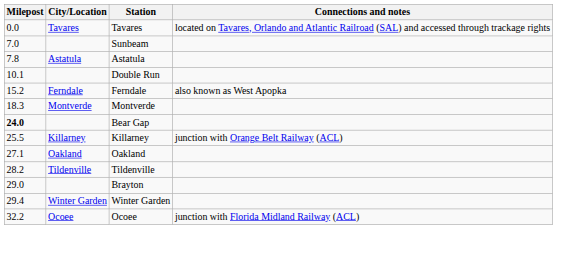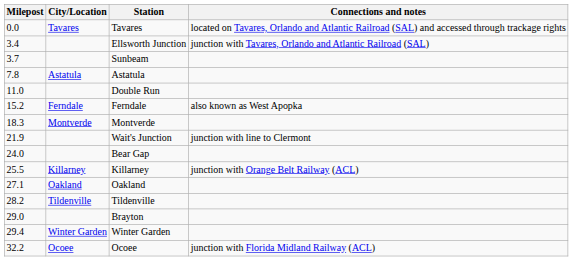+ row: (149, 43)
(13, 43) 7.0 -> (13, 59) 3.7
(15, 75) 10.1 -> (15, 91) 11.0
+ row: (142, 138)
(15, 122) bold -> (15, 153) normal
